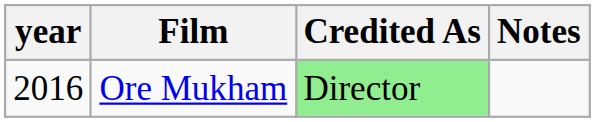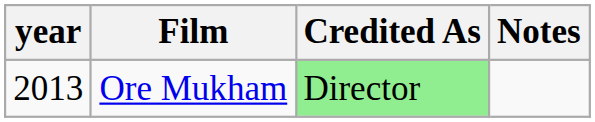(48, 87) 2016 -> (48, 87) 2013
